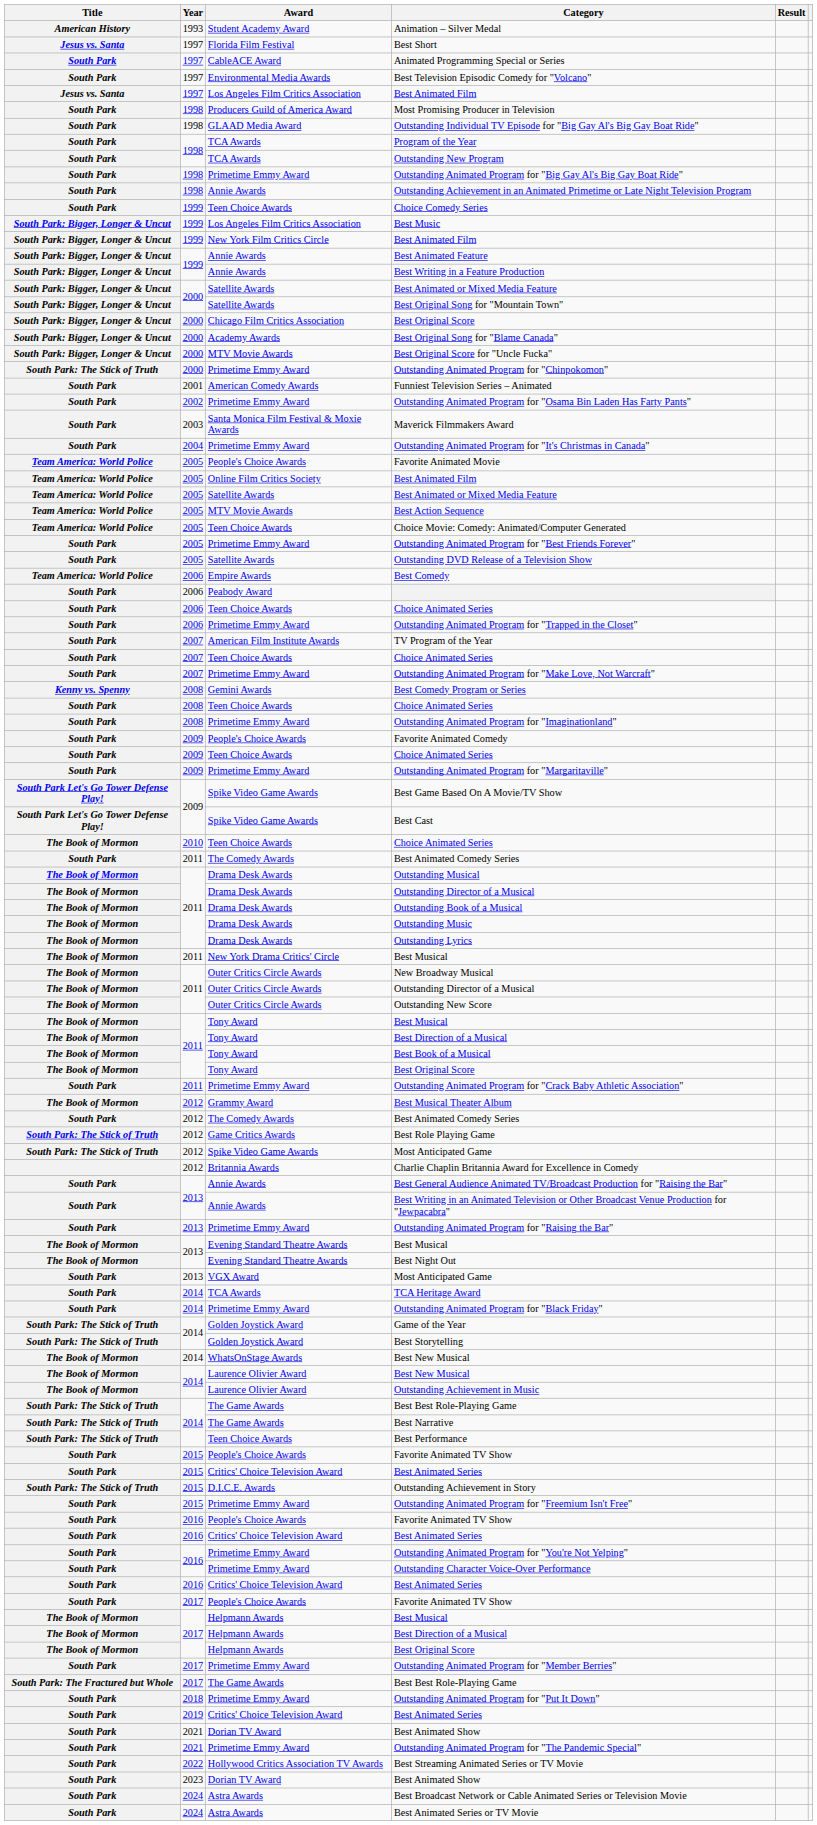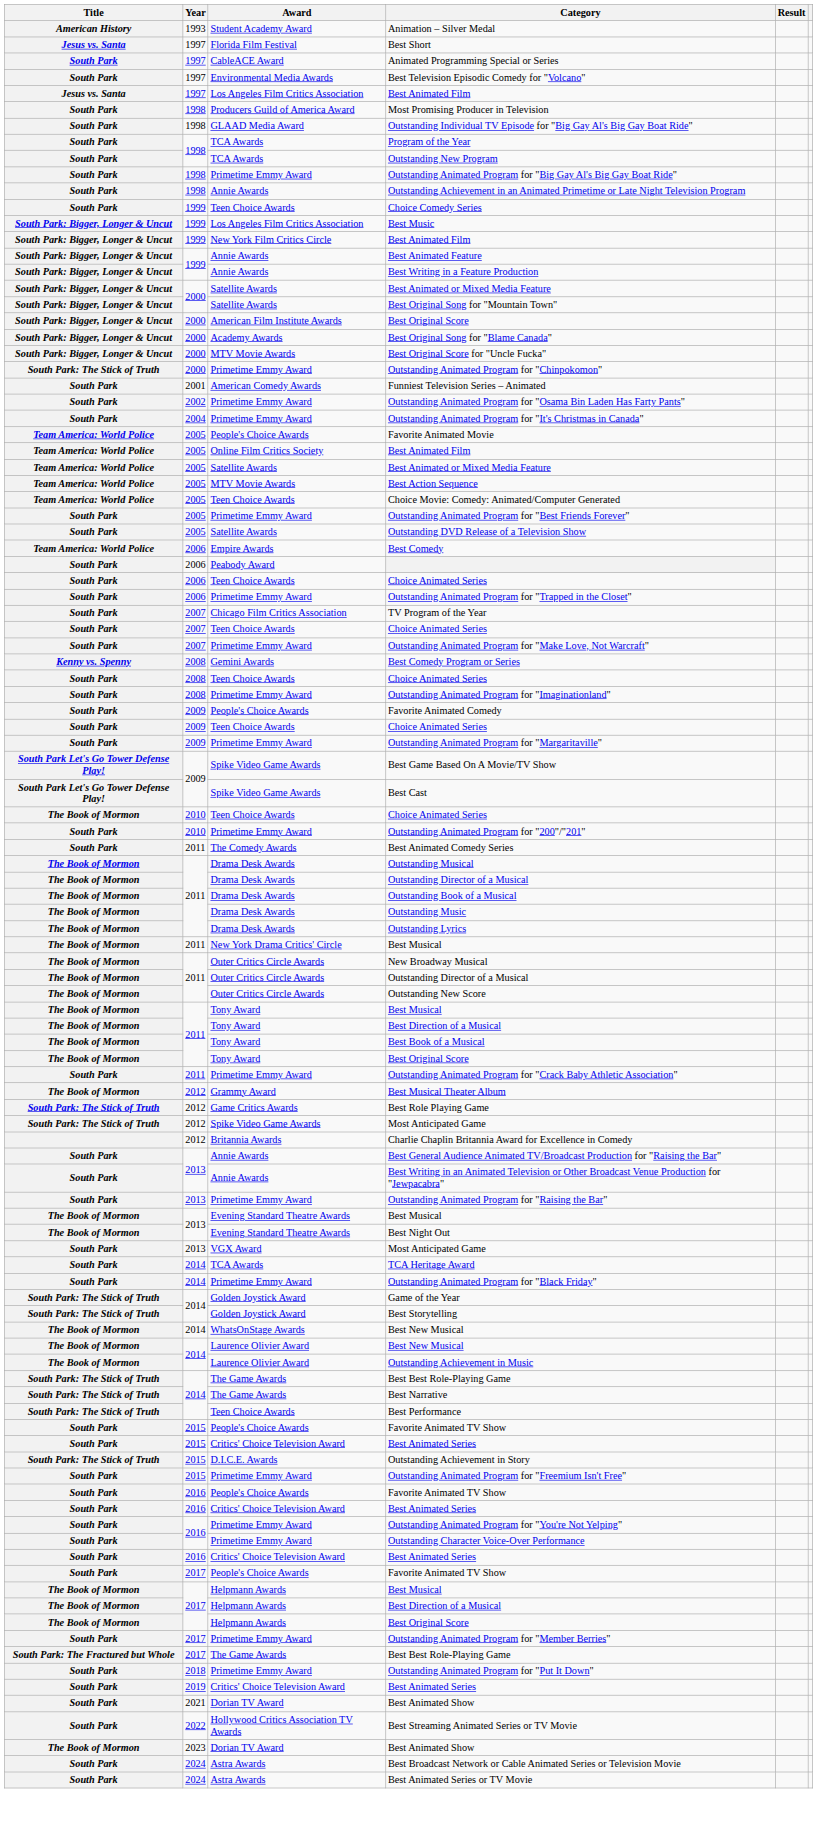(276, 321) Chicago Film Critics Association -> (276, 321) American Film Institute Awards
- row: (193, 424)
(274, 641) American Film Institute Awards -> (279, 613) Chicago Film Critics Association
+ row: (195, 831)
- row: (193, 1119)
- row: (193, 1747)
(92, 1780) South Park -> (94, 1747) The Book of Mormon
